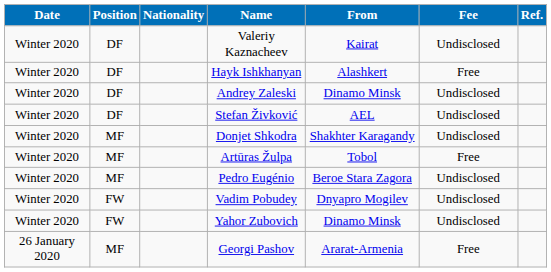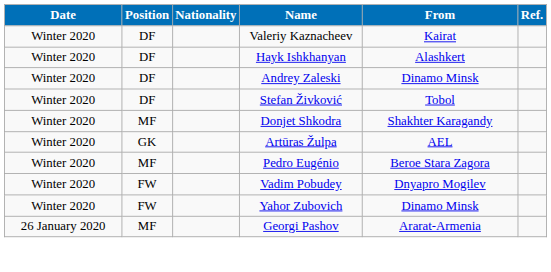- column: (468, 15)
(362, 115) AEL -> (440, 100) Tobol
(115, 157) MF -> (147, 142) GK
(362, 157) Tobol -> (440, 142) AEL
